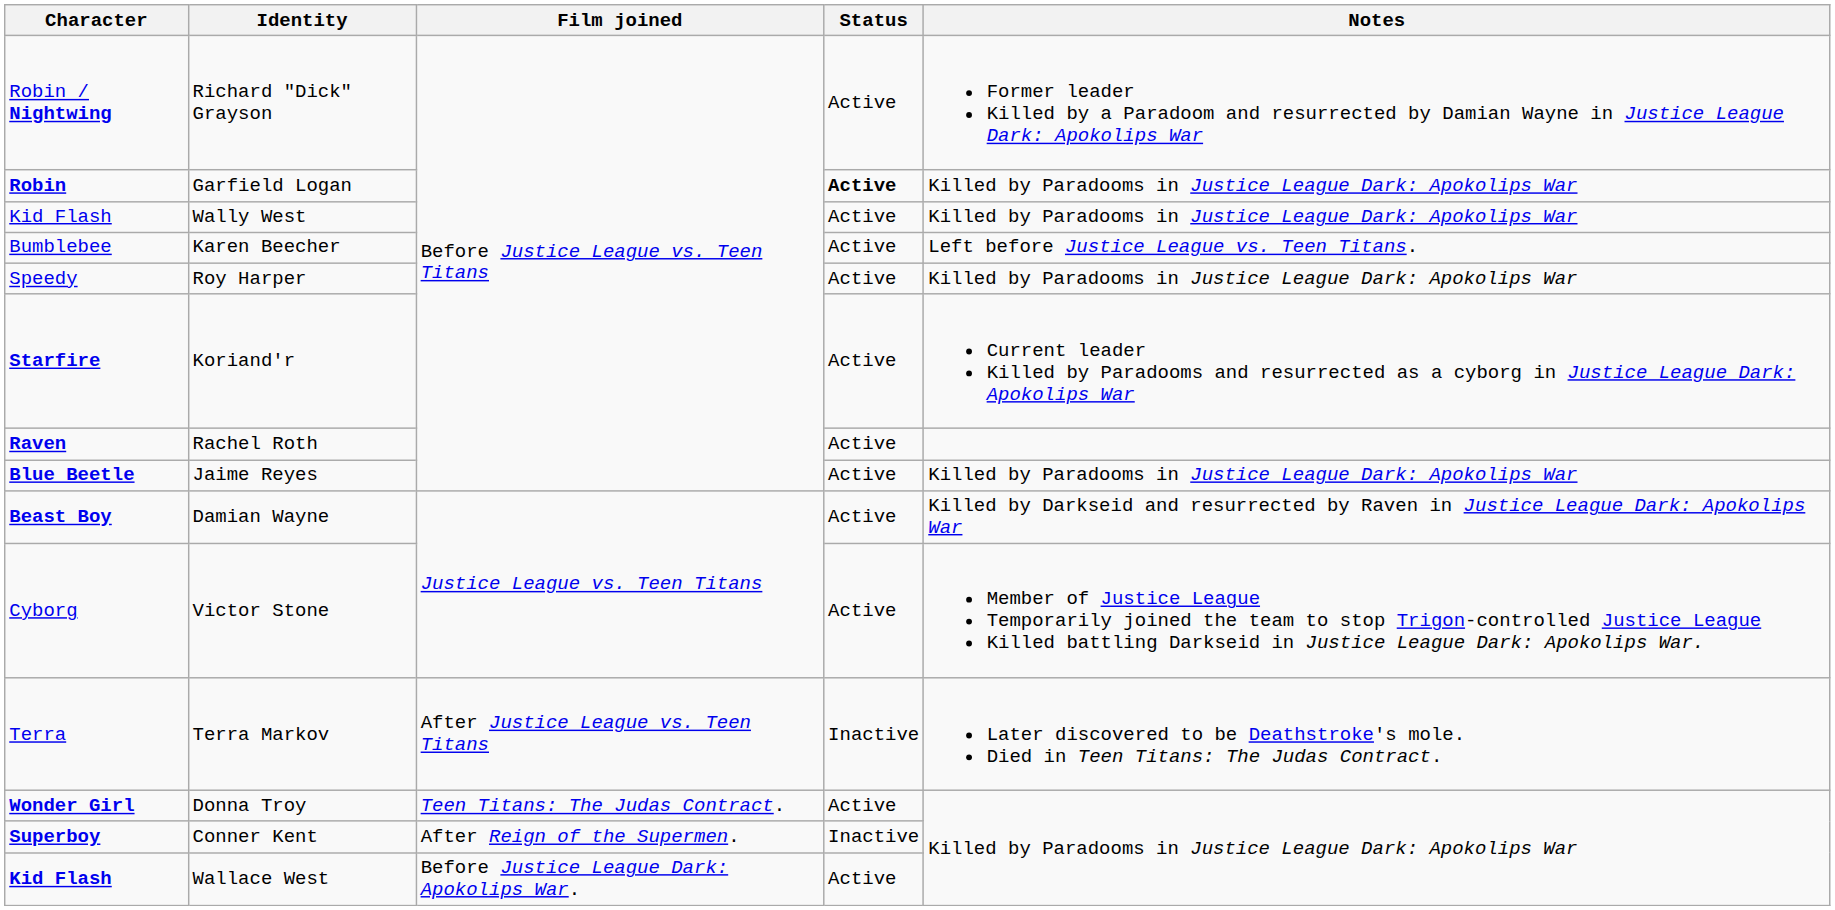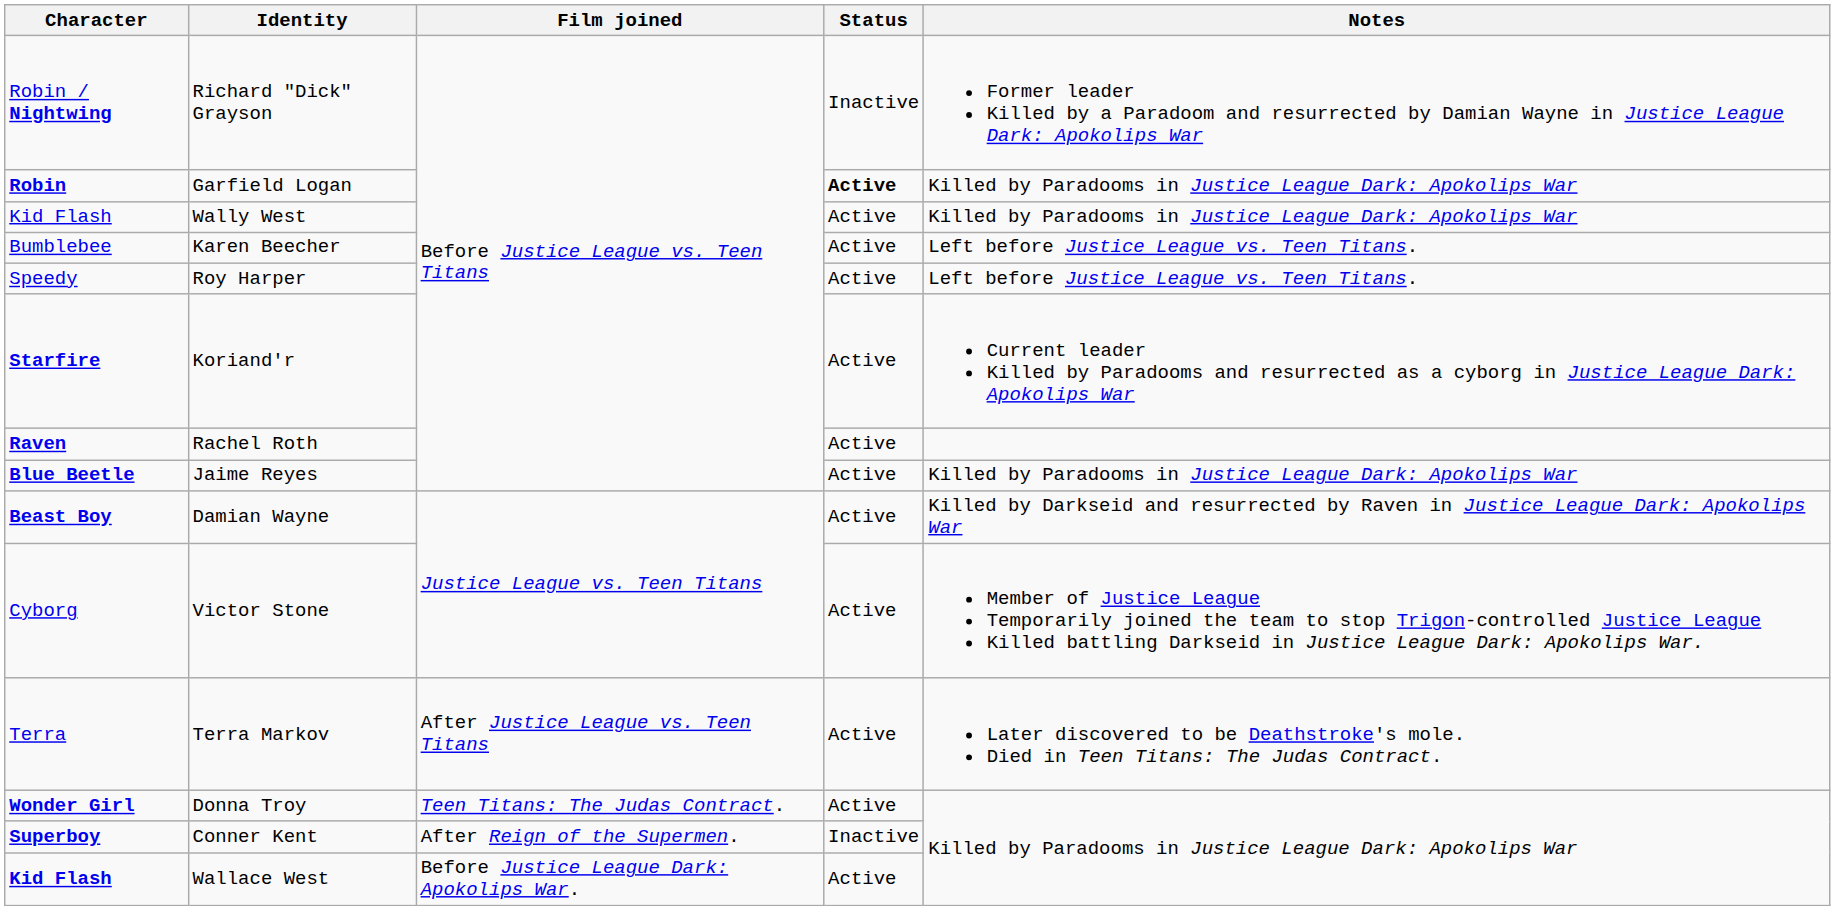(862, 103) Active -> (874, 103) Inactive
(1253, 279) Killed by Paradooms in Justice League Dark: Apokolips War -> (1173, 279) Left before Justice League vs. Teen Titans.
(874, 734) Inactive -> (862, 734) Active
